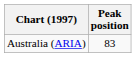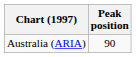(110, 43) 83 -> (110, 43) 90
